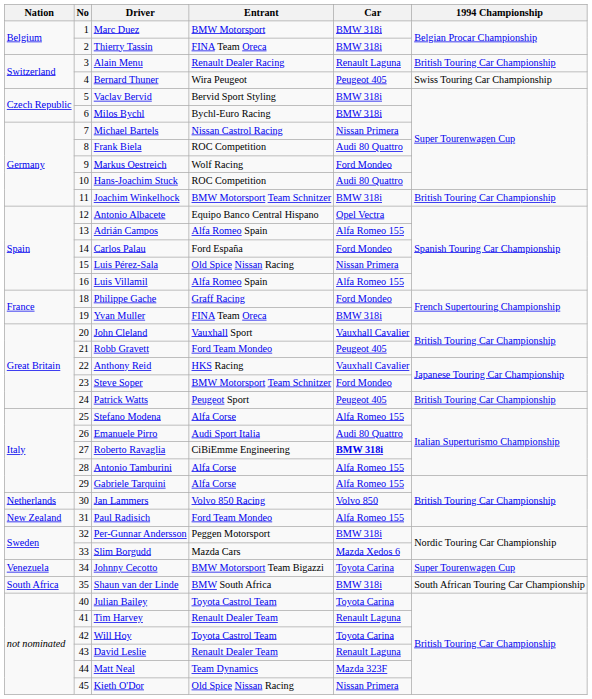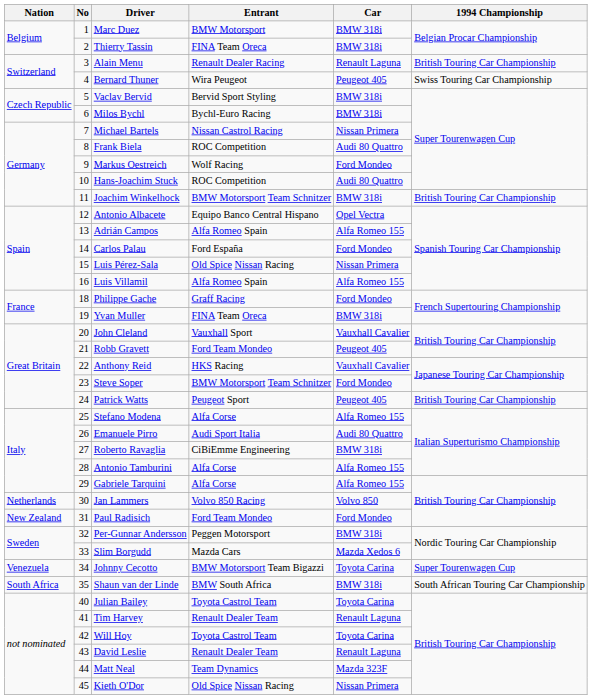(360, 450) bold -> (359, 450) normal
(370, 517) Alfa Romeo 155 -> (364, 517) Ford Mondeo
